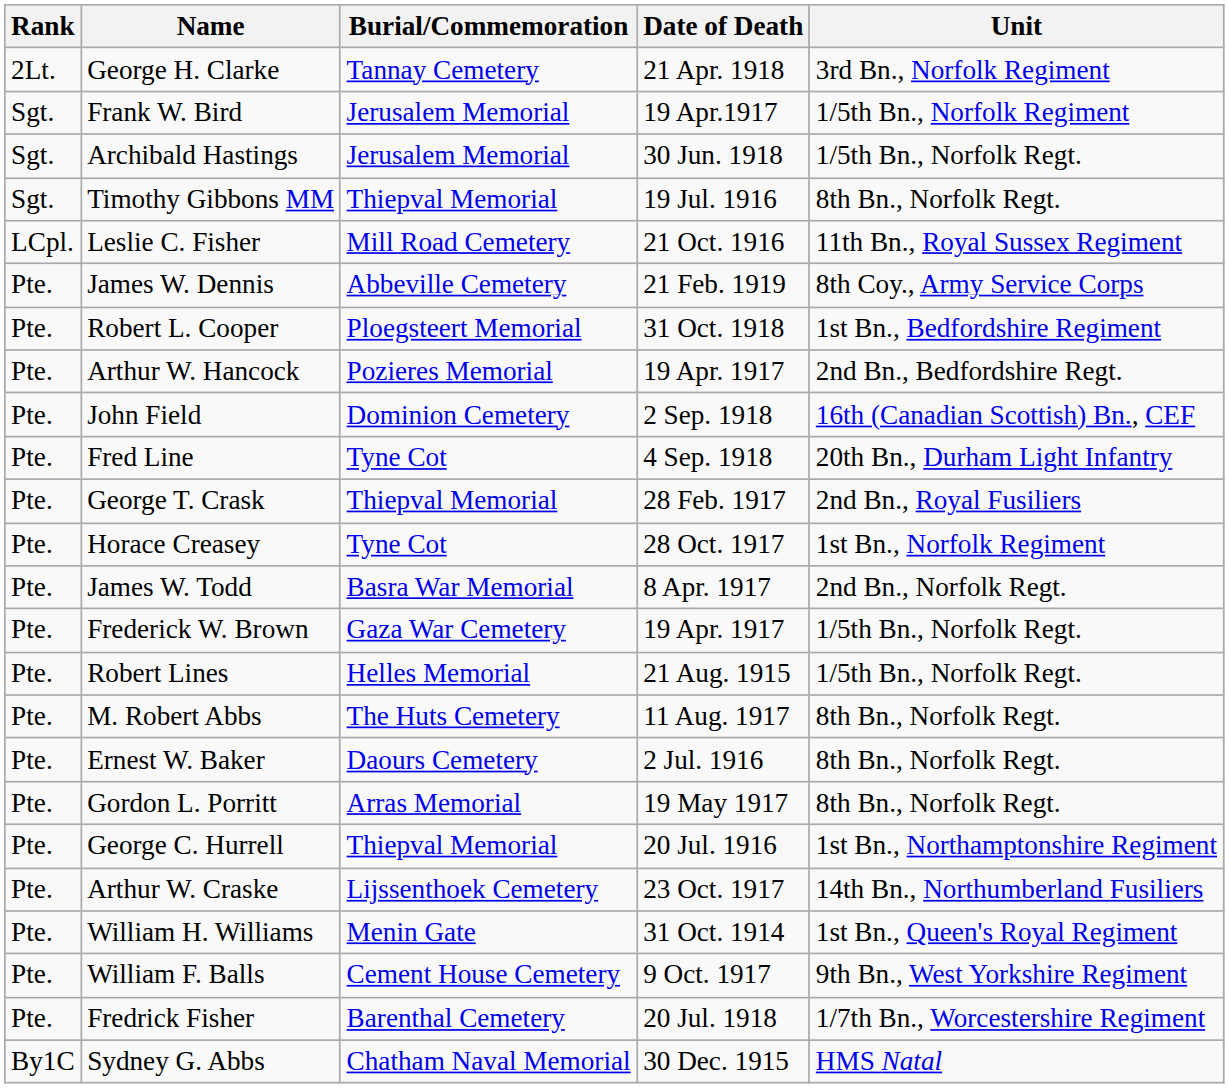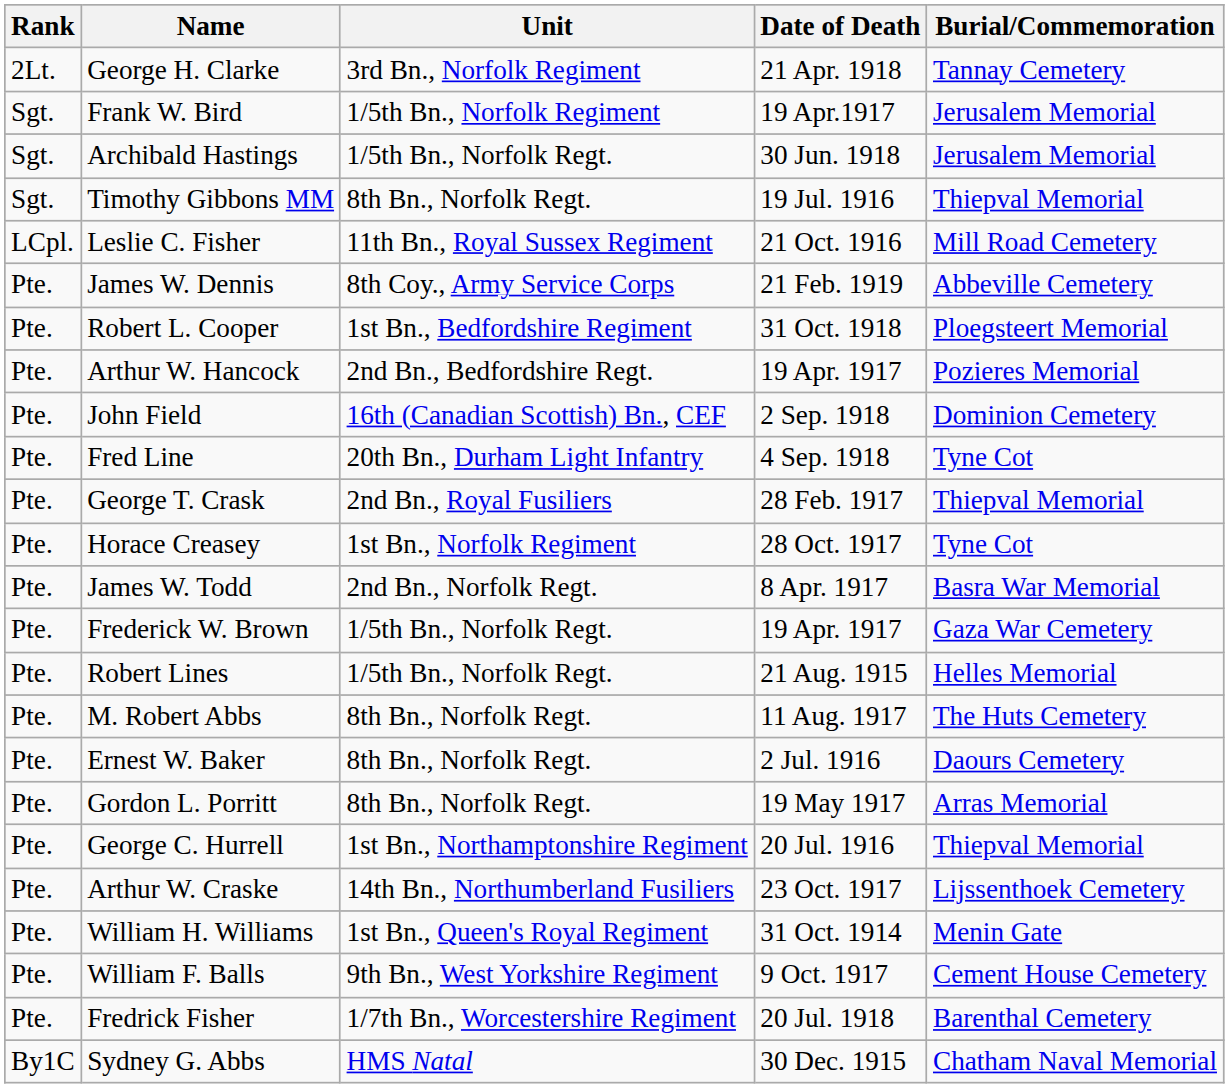columns swapped: (1016, 26) <-> (489, 26)
